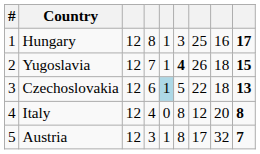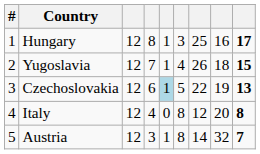(181, 64) bold -> (181, 64) normal
(222, 88) 18 -> (222, 88) 19
(199, 137) 17 -> (199, 137) 14
